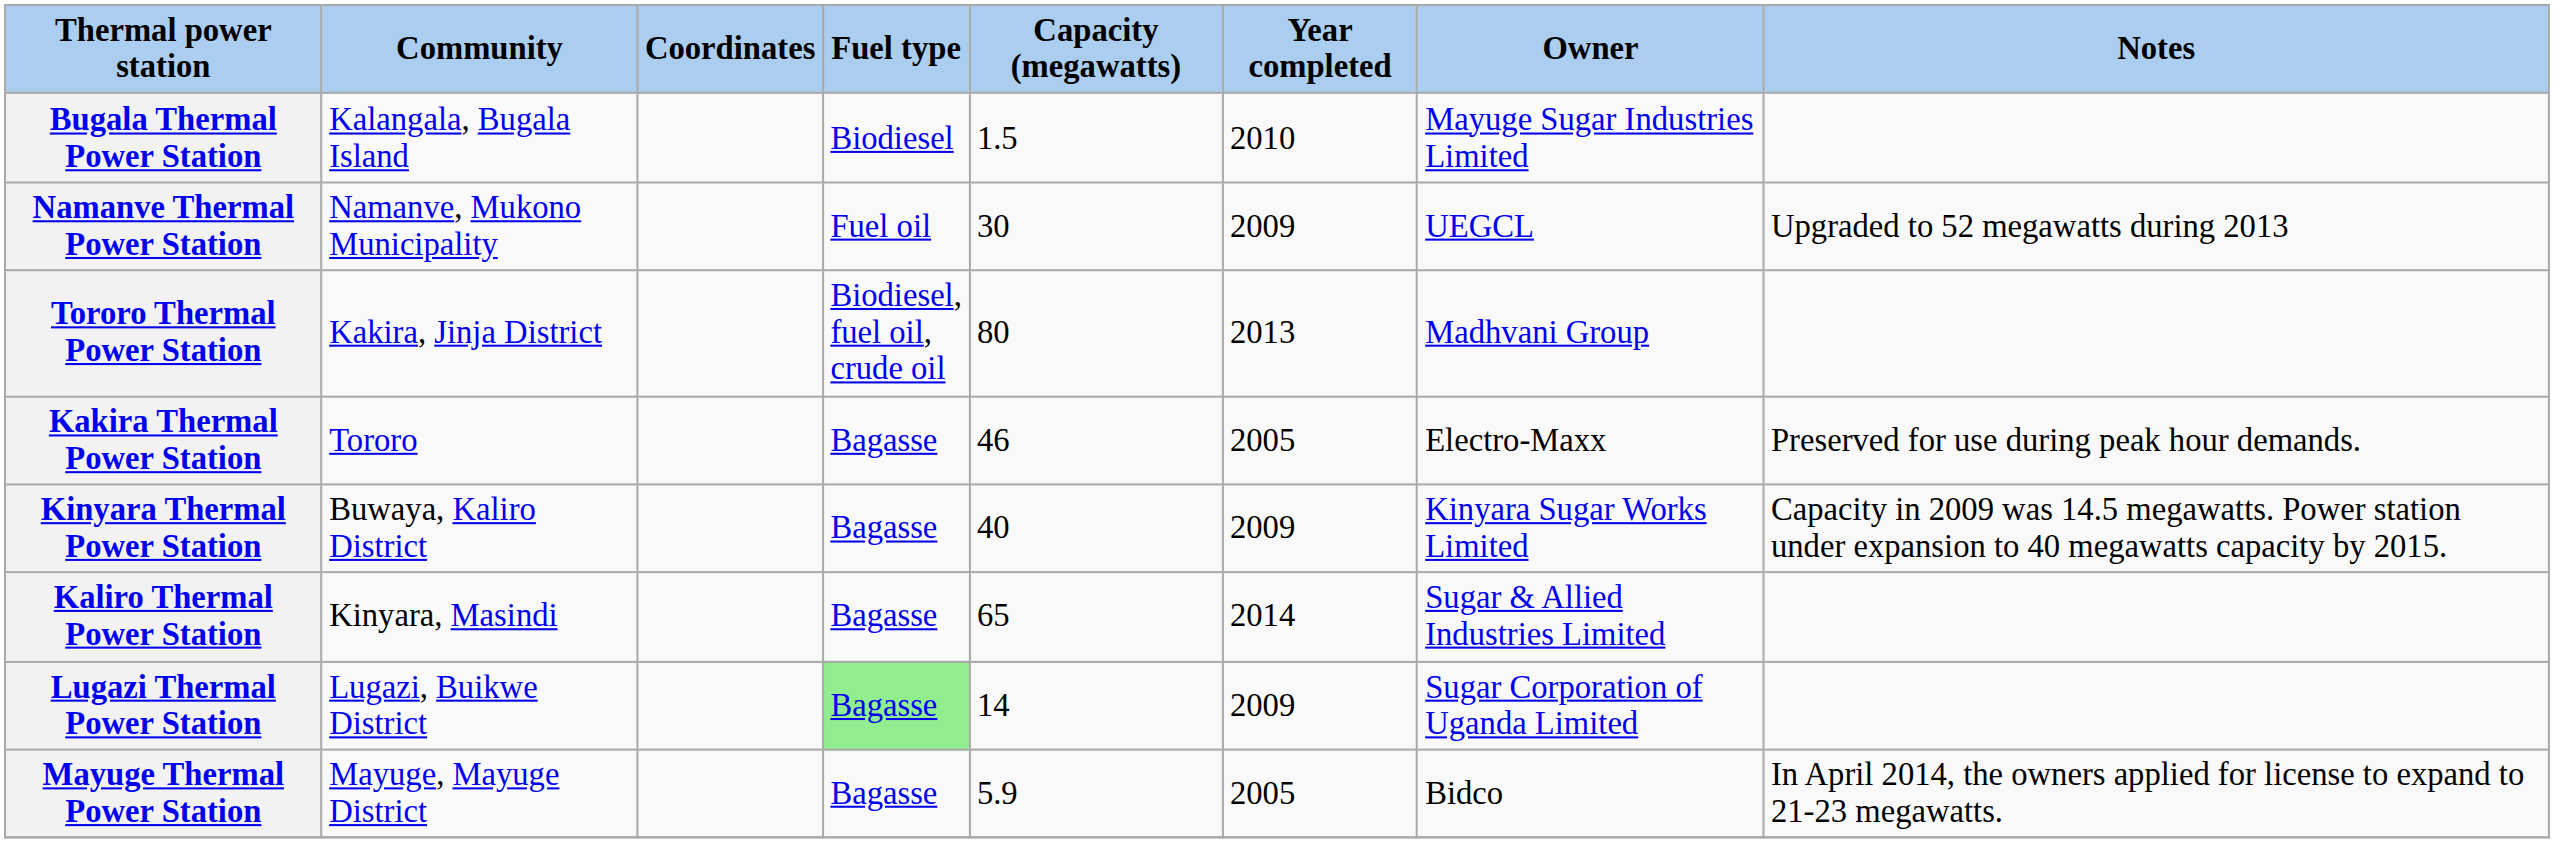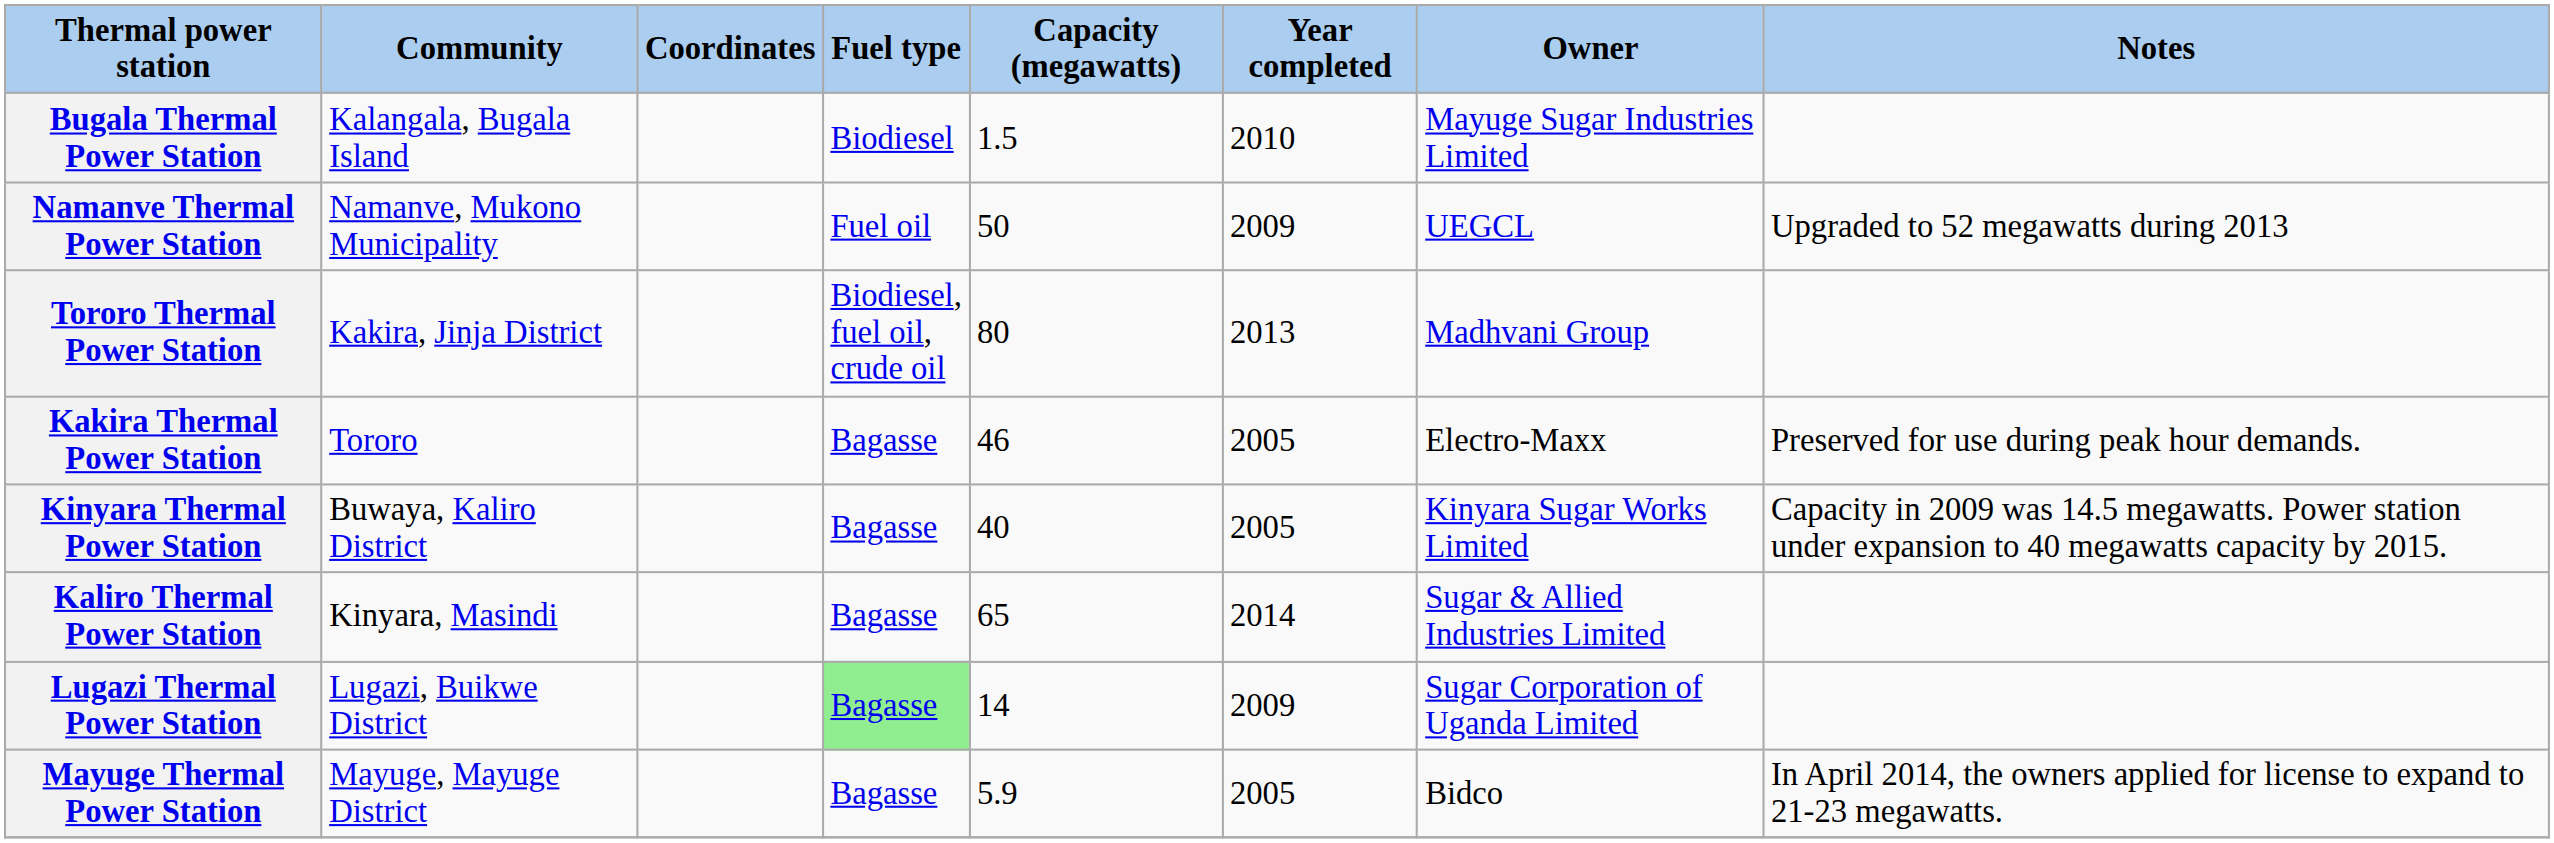(993, 225) 30 -> (993, 225) 50
(1263, 527) 2009 -> (1263, 527) 2005
